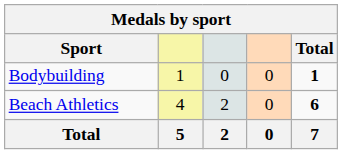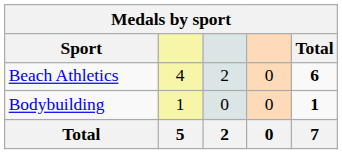rows swapped: (64, 105) <-> (57, 76)
